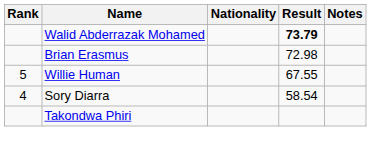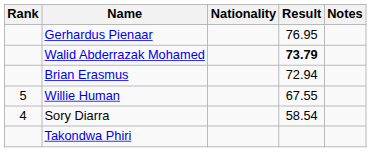+ row: (99, 34)
(302, 55) 72.98 -> (302, 75) 72.94
